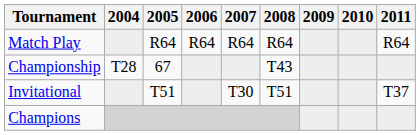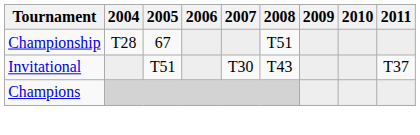- row: (44, 42)
(280, 67) T43 -> (280, 42) T51
(280, 92) T51 -> (280, 67) T43
